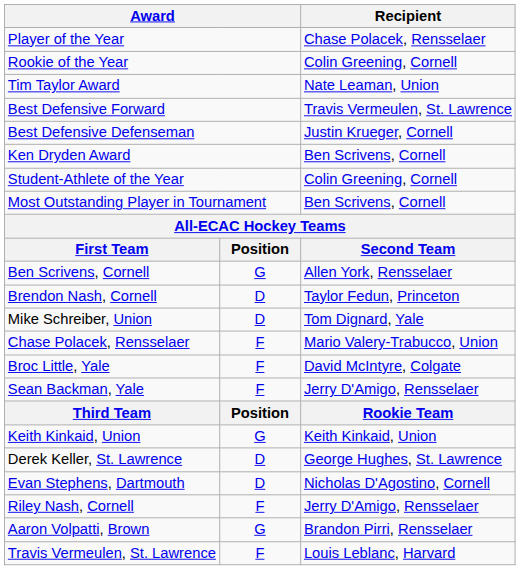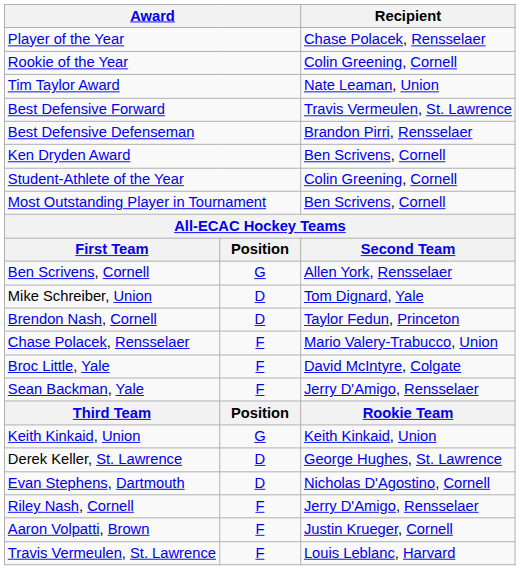(378, 132) Justin Krueger, Cornell -> (388, 132) Brandon Pirri, Rensselaer
rows swapped: (80, 319) <-> (82, 296)
(260, 529) G -> (260, 529) F
(388, 529) Brandon Pirri, Rensselaer -> (378, 529) Justin Krueger, Cornell
